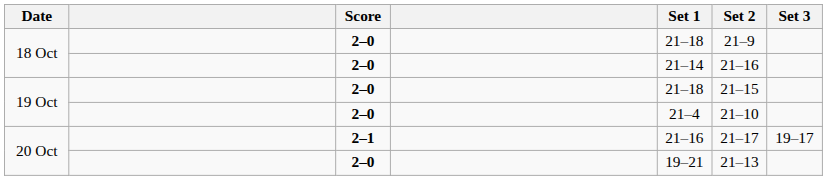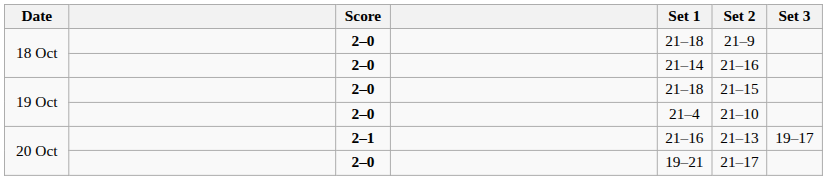(739, 138) 21–17 -> (739, 138) 21–13
(739, 162) 21–13 -> (739, 162) 21–17
